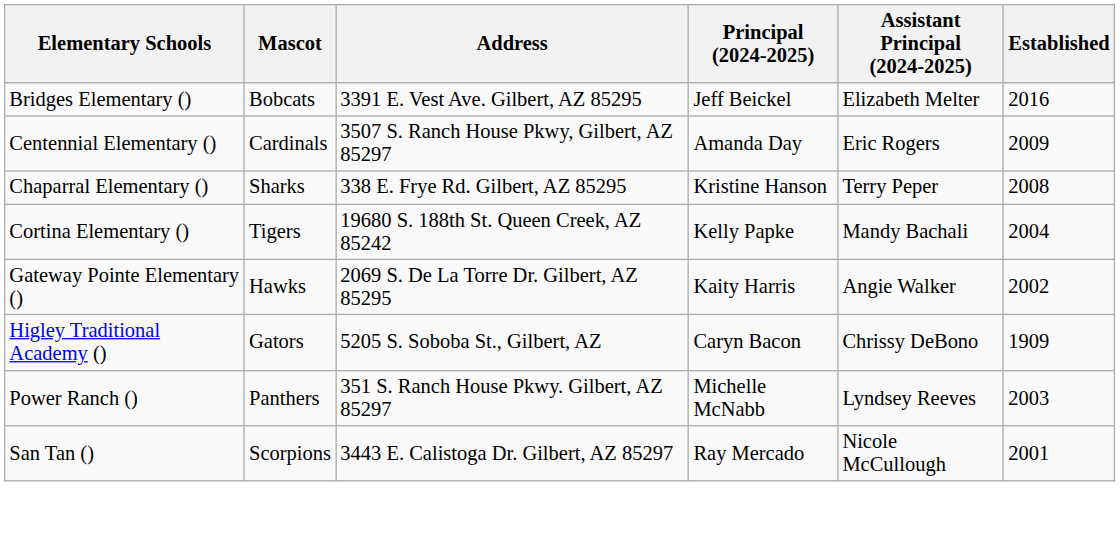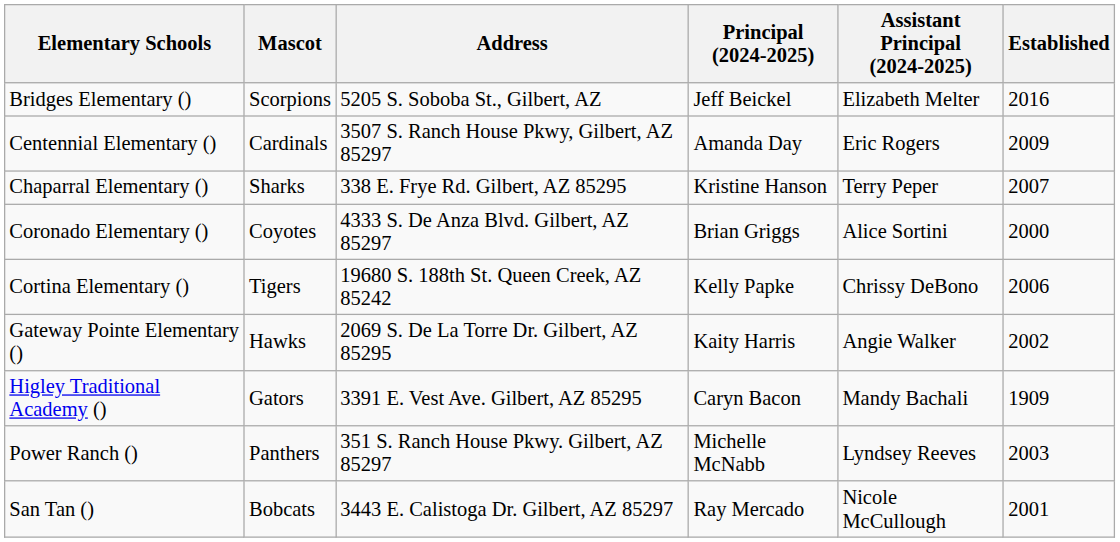(282, 99) Bobcats -> (290, 99) Scorpions
(491, 99) 3391 E. Vest Ave. Gilbert, AZ 85295 -> (471, 99) 5205 S. Soboba St., Gilbert, AZ
(1029, 187) 2008 -> (1029, 187) 2007
+ row: (109, 231)
(905, 231) Mandy Bachali -> (910, 286) Chrissy DeBono
(1029, 231) 2004 -> (1029, 286) 2006
(471, 342) 5205 S. Soboba St., Gilbert, AZ -> (491, 397) 3391 E. Vest Ave. Gilbert, AZ 85295
(910, 342) Chrissy DeBono -> (905, 397) Mandy Bachali
(290, 453) Scorpions -> (282, 508) Bobcats
